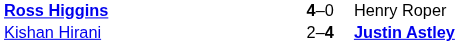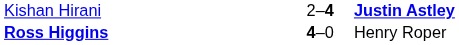rows swapped: (53, 32) <-> (56, 11)
